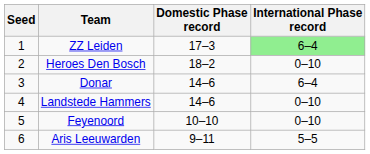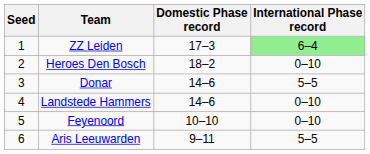(308, 83) 6–4 -> (308, 83) 5–5
